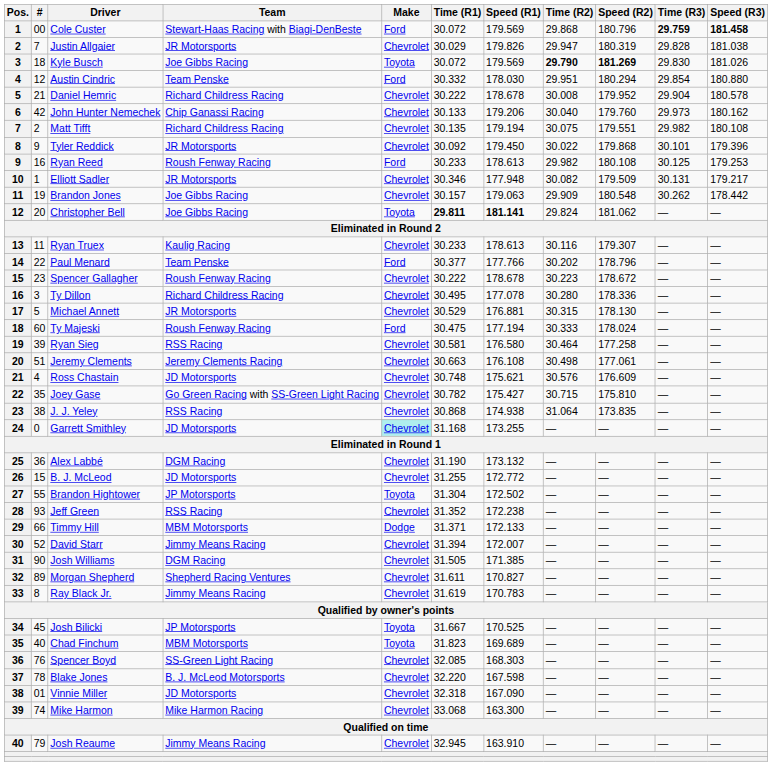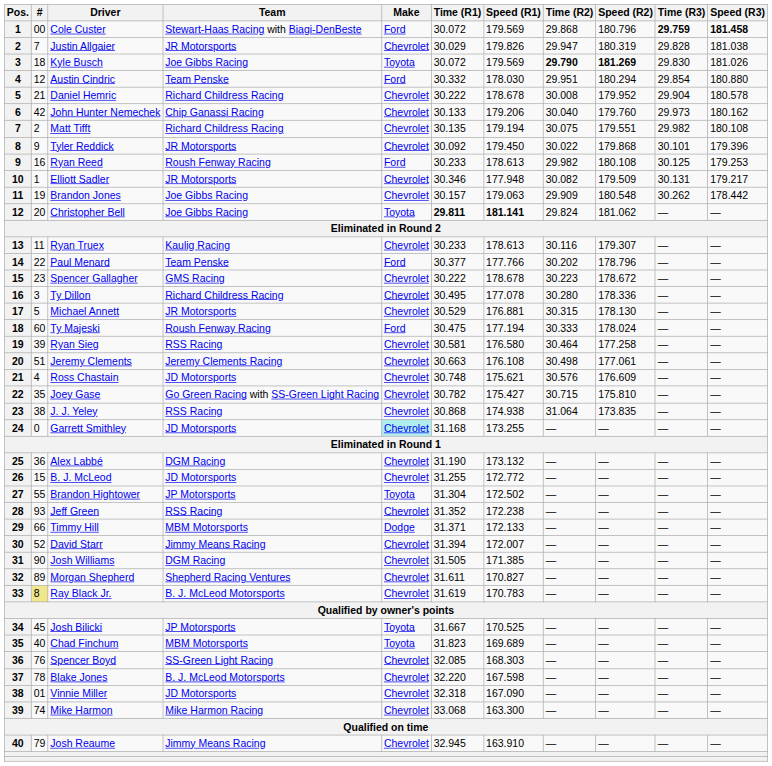(218, 278) Roush Fenway Racing -> (195, 278) GMS Racing
(37, 594) no background -> (37, 594) khaki background
(215, 594) Jimmy Means Racing -> (225, 594) B. J. McLeod Motorsports
